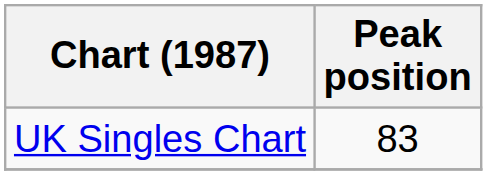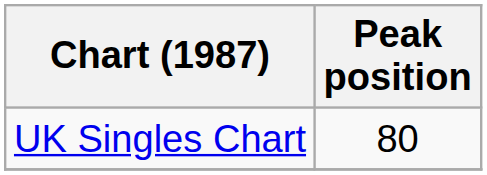(398, 137) 83 -> (398, 137) 80
